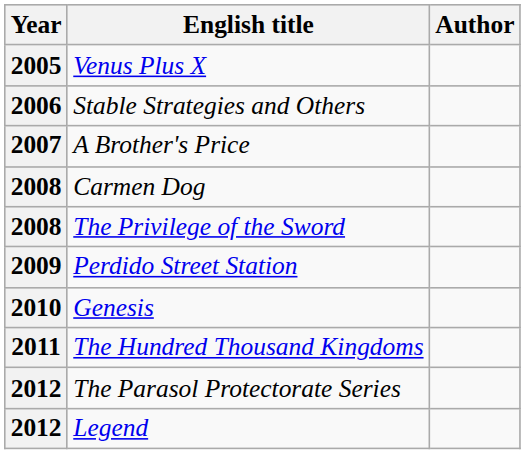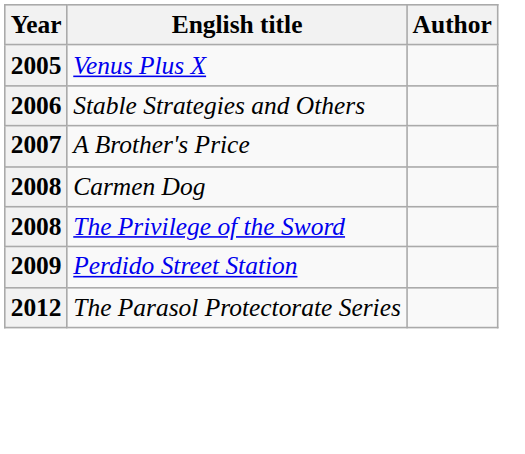- row: (114, 307)
- row: (248, 347)
- row: (111, 428)
